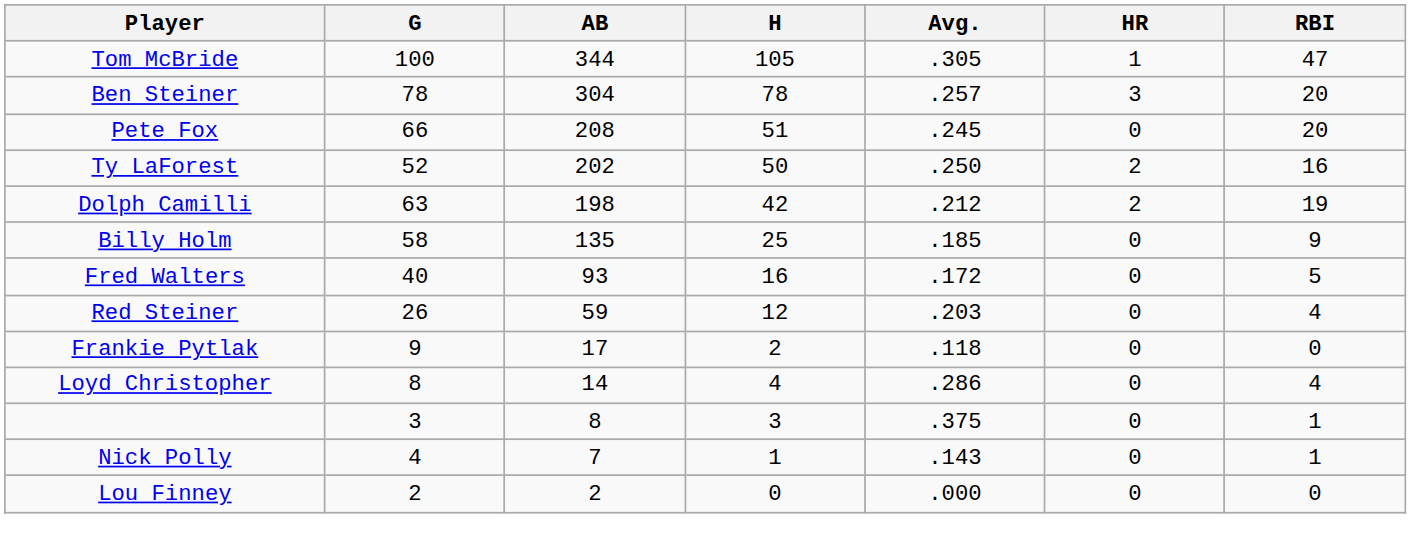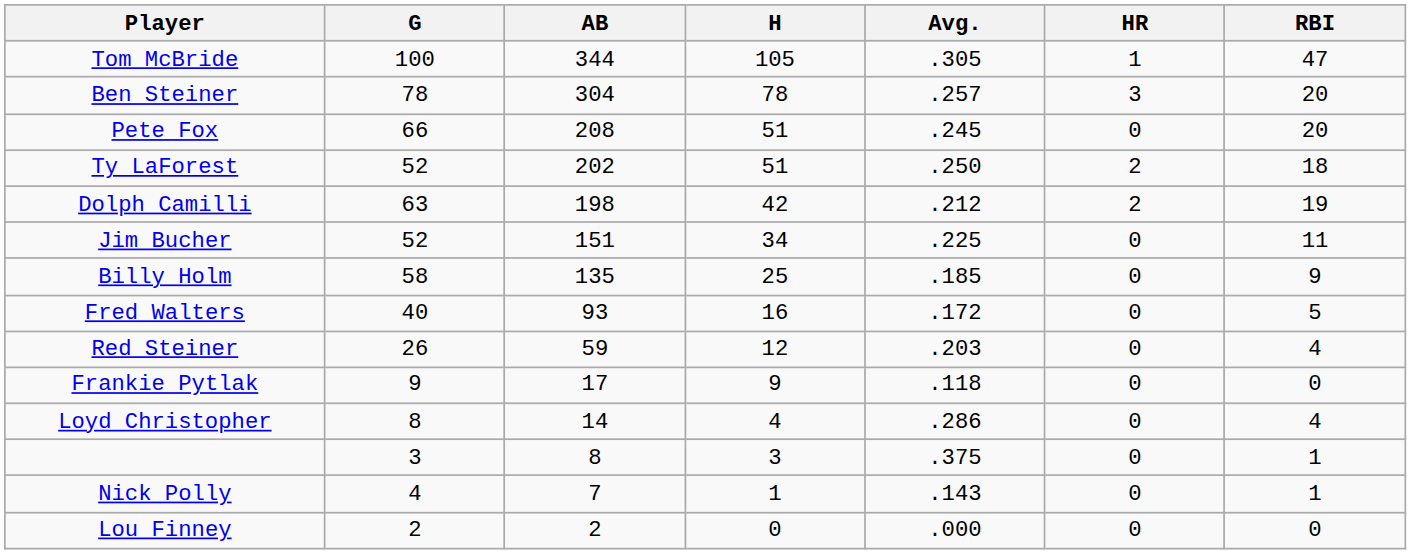(775, 168) 50 -> (775, 168) 51
(1315, 168) 16 -> (1315, 168) 18
+ row: (165, 240)
(775, 349) 2 -> (775, 385) 9
